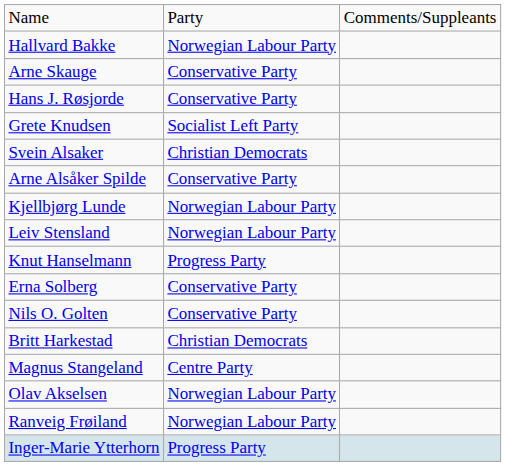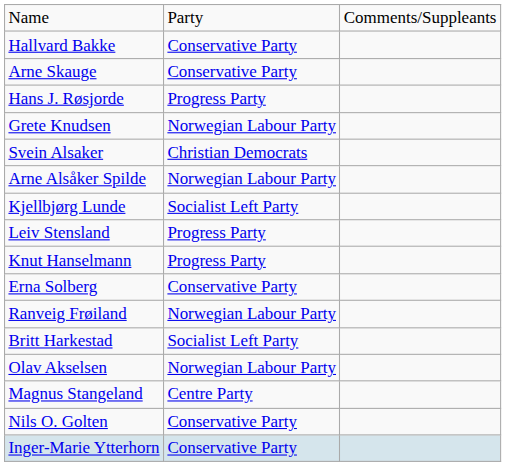(252, 44) Norwegian Labour Party -> (232, 44) Conservative Party
(232, 98) Conservative Party -> (217, 98) Progress Party
(233, 125) Socialist Left Party -> (252, 125) Norwegian Labour Party
(232, 179) Conservative Party -> (252, 179) Norwegian Labour Party
(252, 206) Norwegian Labour Party -> (233, 206) Socialist Left Party
(252, 233) Norwegian Labour Party -> (217, 233) Progress Party
rows swapped: (68, 421) <-> (58, 313)
(237, 340) Christian Democrats -> (233, 340) Socialist Left Party
rows swapped: (76, 367) <-> (58, 394)
(217, 448) Progress Party -> (232, 448) Conservative Party
